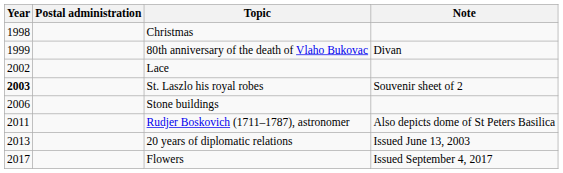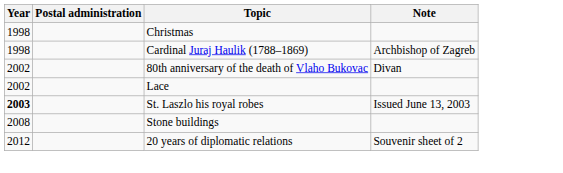+ row: (227, 50)
(19, 50) 1999 -> (19, 68) 2002
(418, 86) Souvenir sheet of 2 -> (422, 104) Issued June 13, 2003
(19, 104) 2006 -> (19, 123) 2008
- row: (248, 123)
(19, 141) 2013 -> (19, 141) 2012
(422, 141) Issued June 13, 2003 -> (418, 141) Souvenir sheet of 2
- row: (165, 159)
